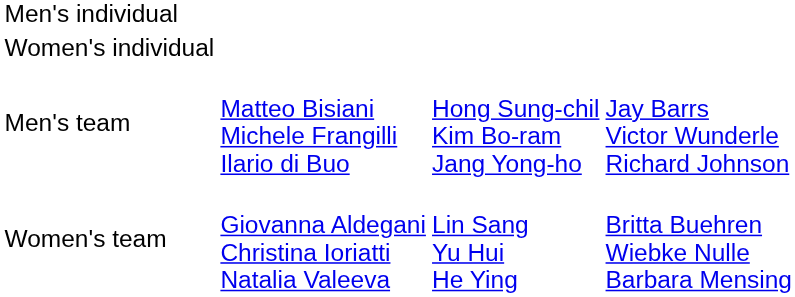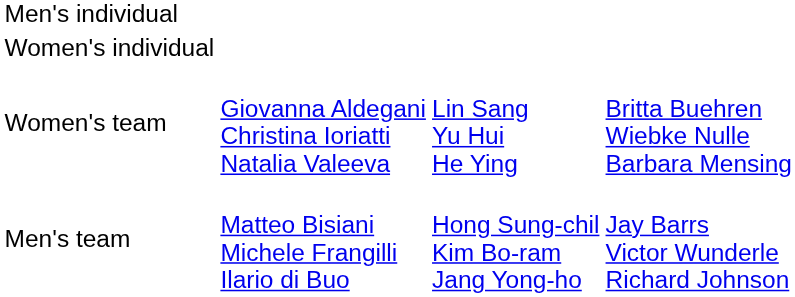rows swapped: (67, 122) <-> (86, 239)
